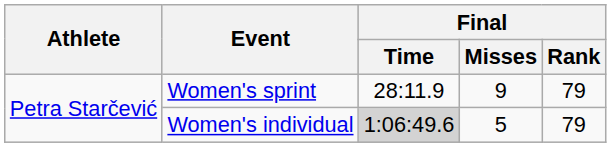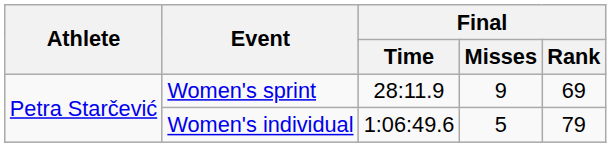(574, 91) 79 -> (574, 91) 69
(409, 125) lightgrey background -> (409, 125) no background
